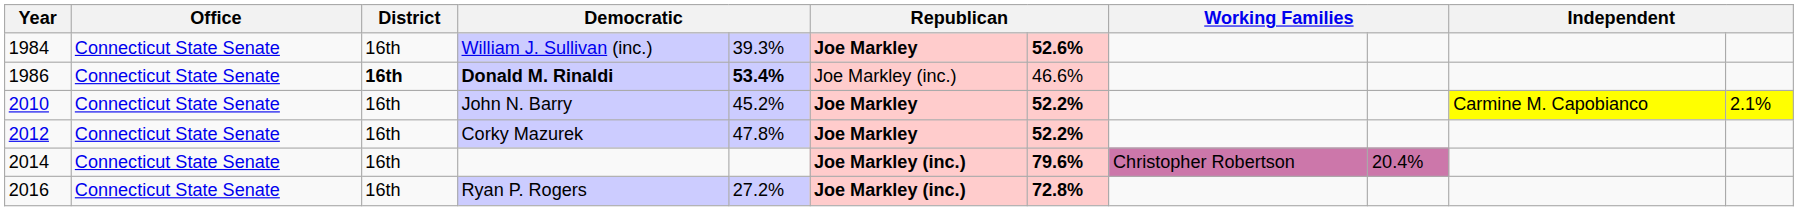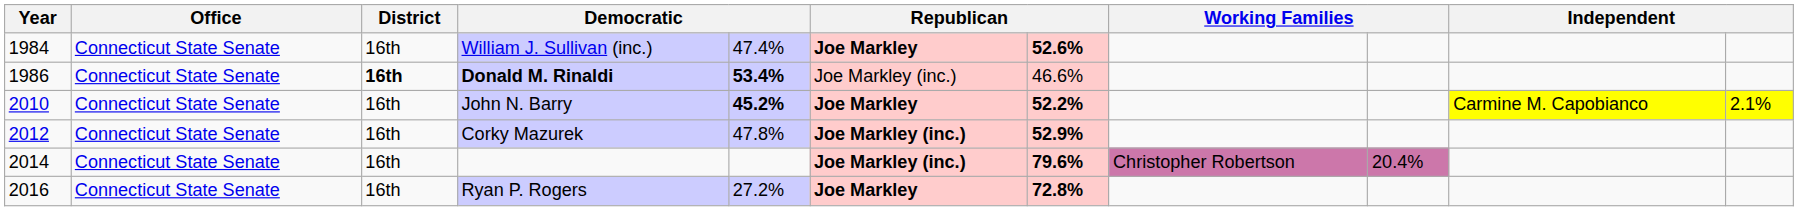(758, 47) 39.3% -> (758, 47) 47.4%
(758, 104) normal -> (758, 104) bold
(866, 133) Joe Markley -> (890, 133) Joe Markley (inc.)
(1058, 133) 52.2% -> (1058, 133) 52.9%
(890, 190) Joe Markley (inc.) -> (866, 190) Joe Markley
